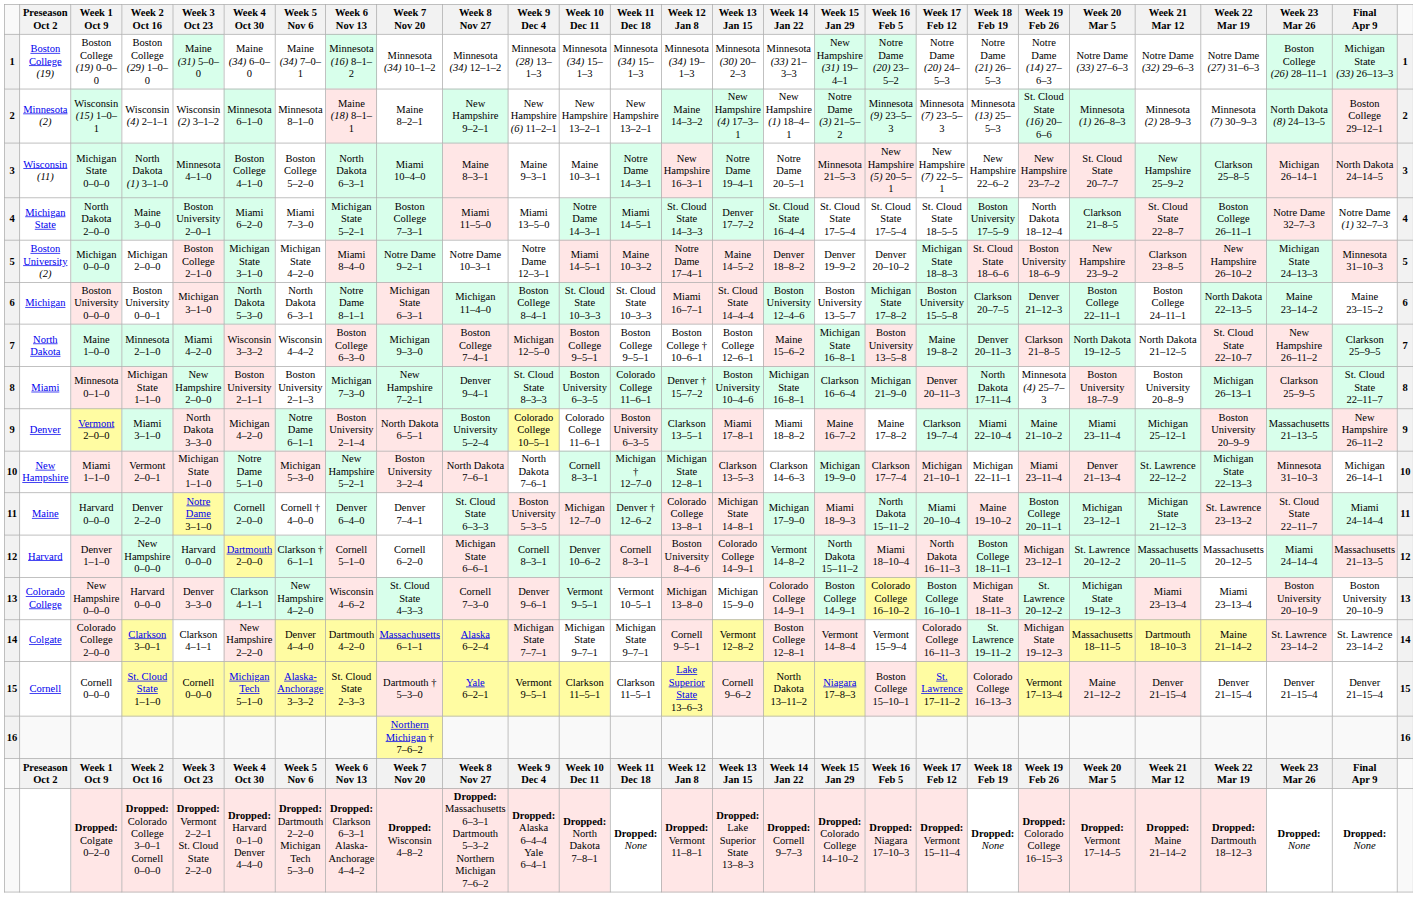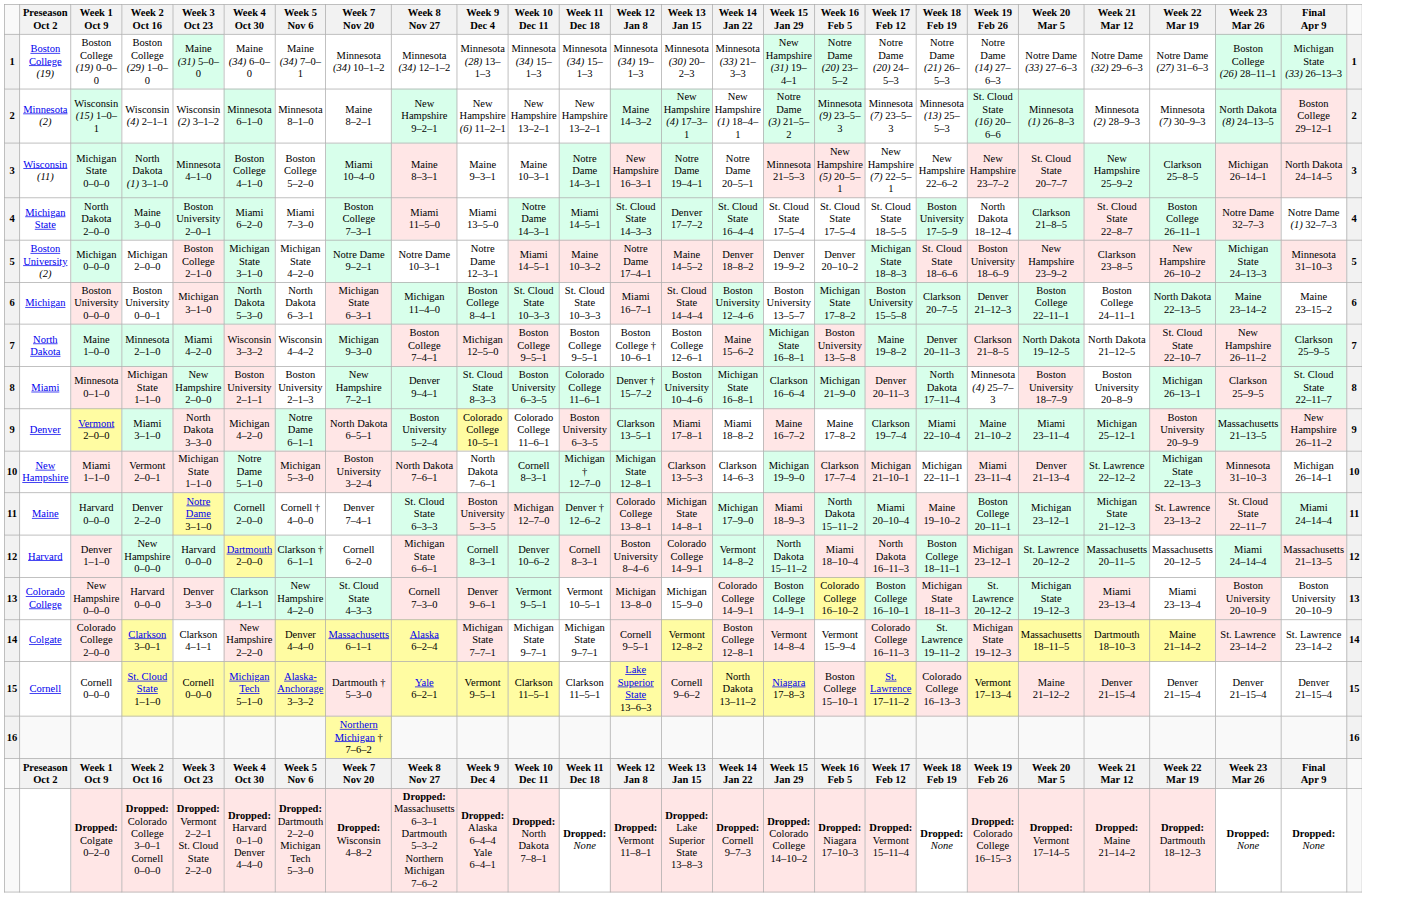- column: (351, 19)
